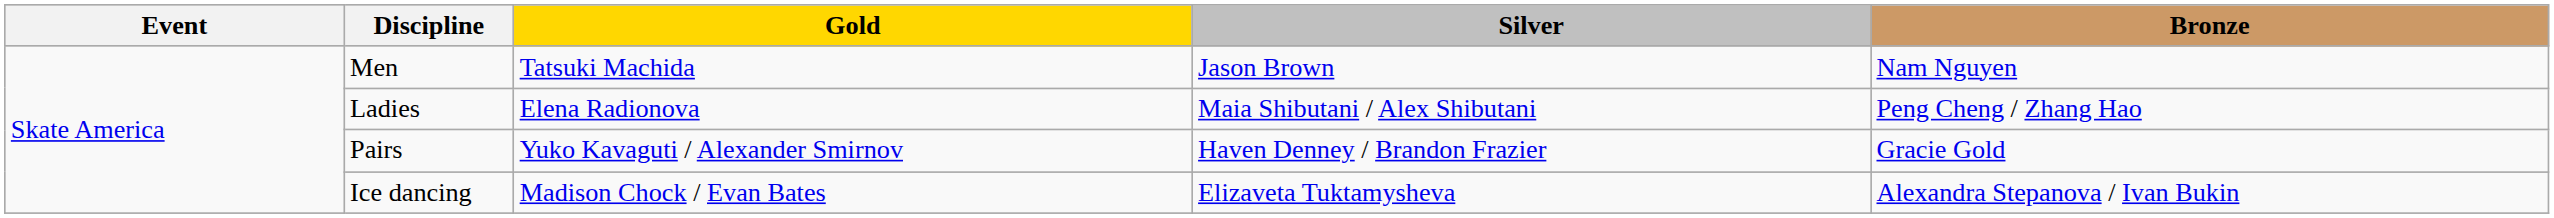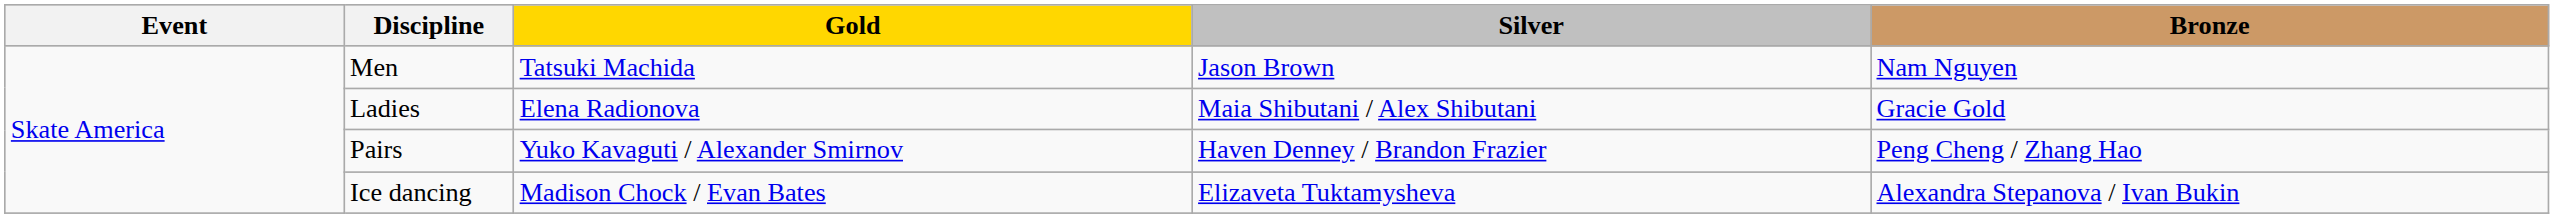(2009, 108) Peng Cheng / Zhang Hao -> (1941, 108) Gracie Gold
(1941, 150) Gracie Gold -> (2009, 150) Peng Cheng / Zhang Hao
